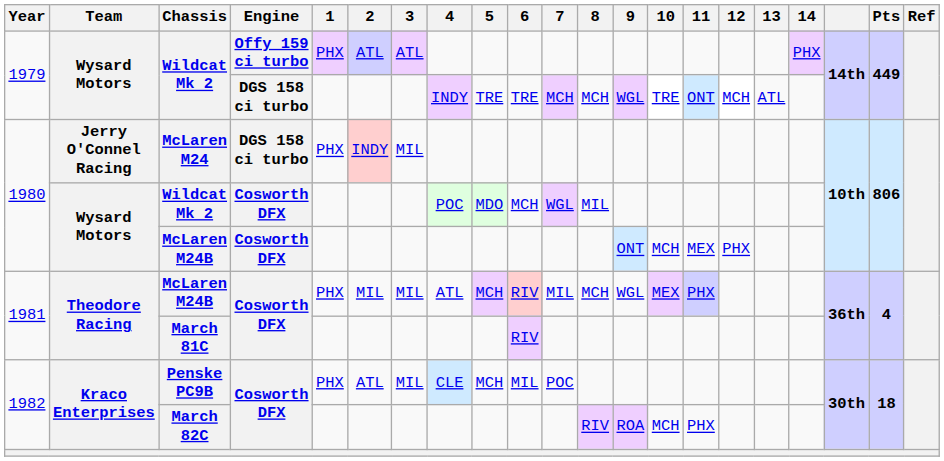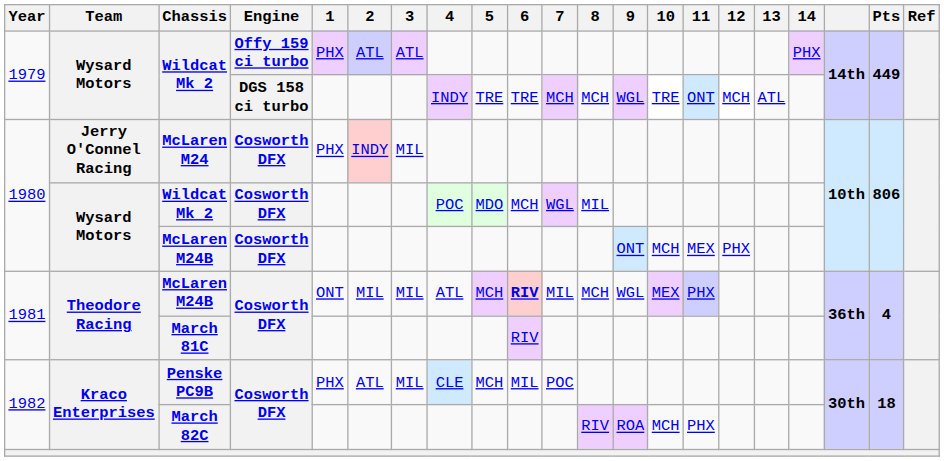(272, 151) DGS 158 ci turbo -> (272, 151) Cosworth DFX
(330, 293) PHX -> (330, 293) ONT
(525, 293) normal -> (525, 293) bold
